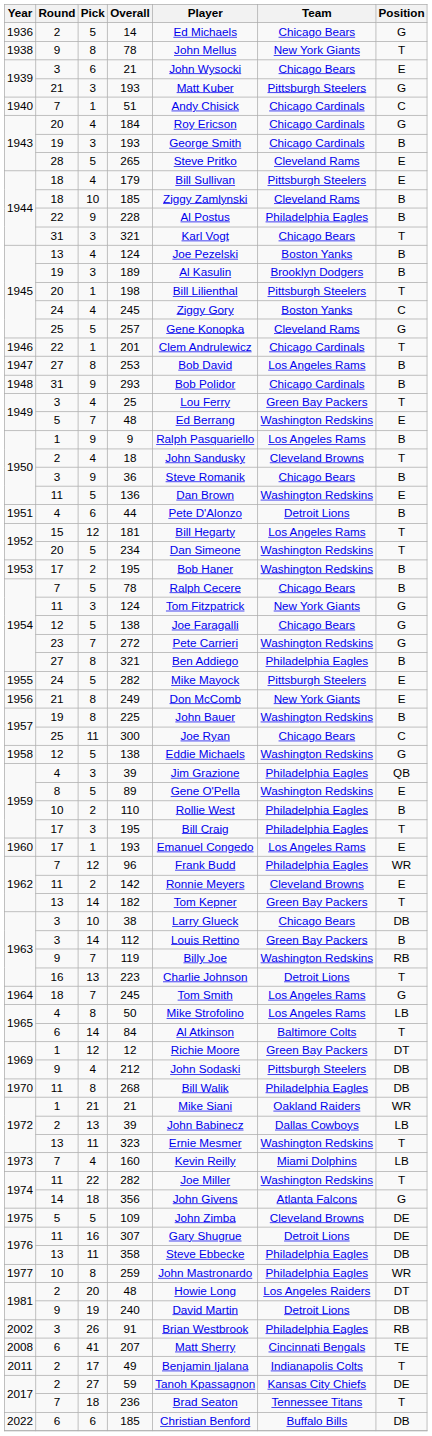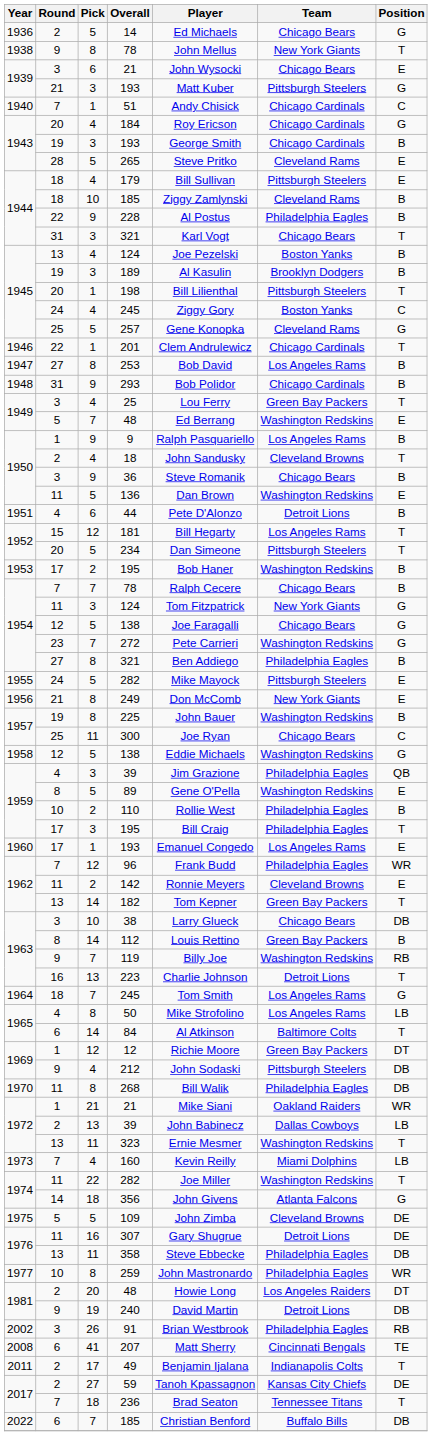(317, 550) Washington Redskins -> (317, 550) Pittsburgh Steelers
(93, 587) 5 -> (93, 587) 7
(57, 939) 3 -> (57, 939) 8
(93, 1421) 6 -> (93, 1421) 7
